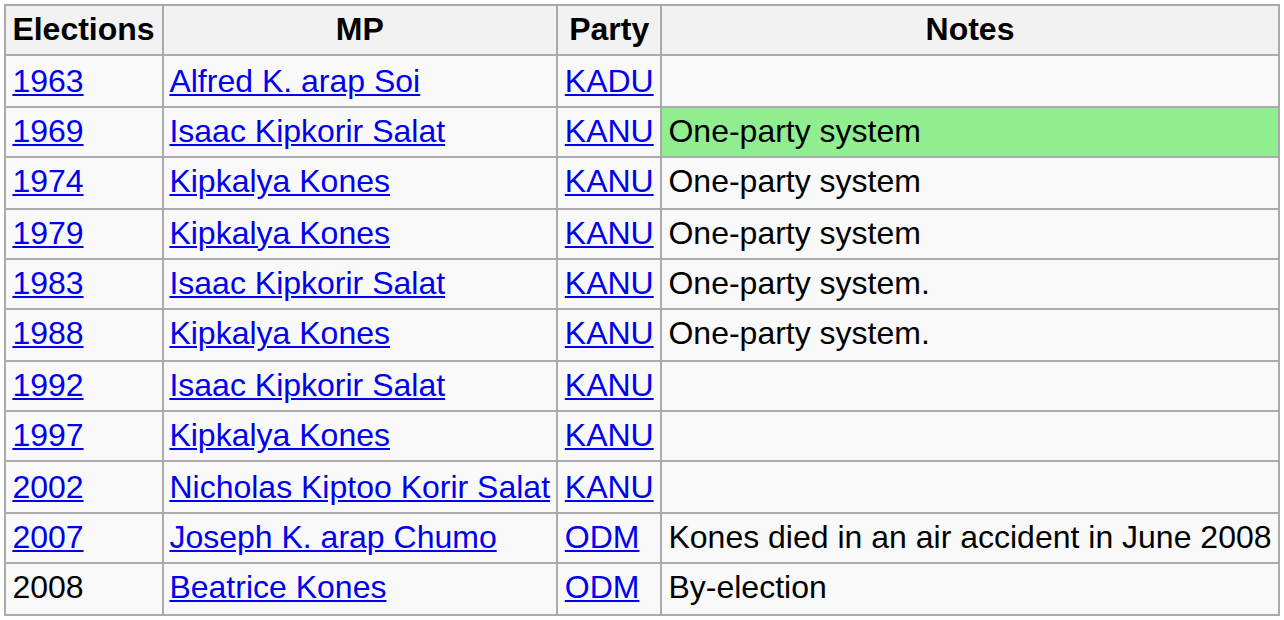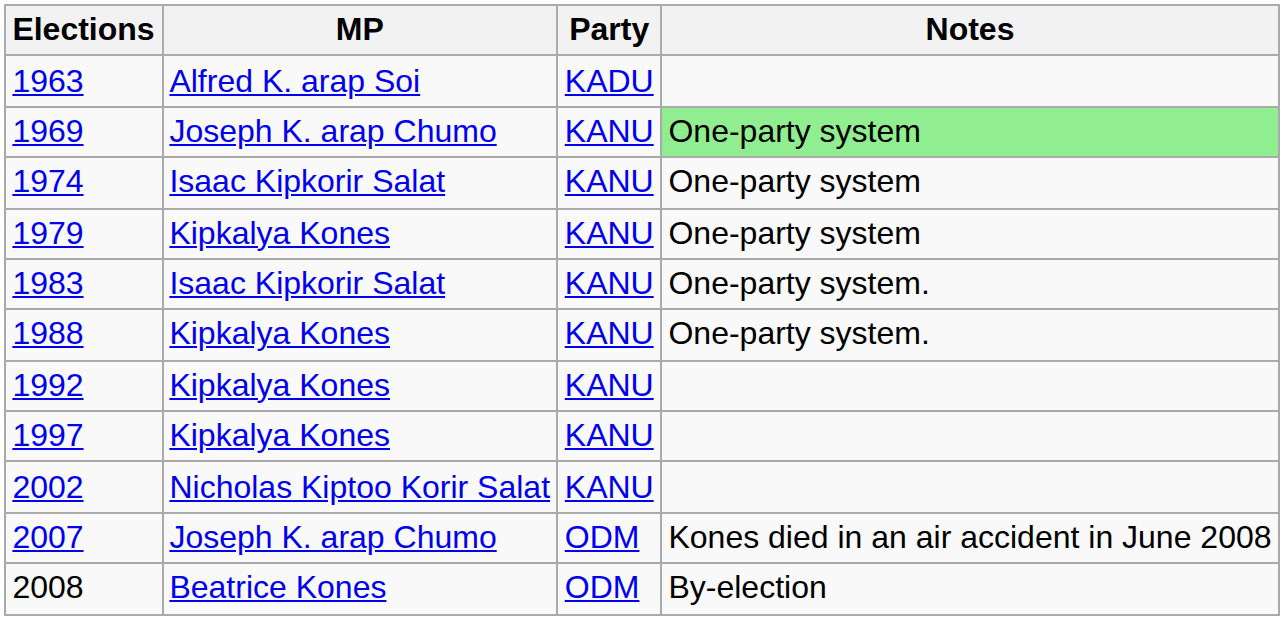(307, 131) Isaac Kipkorir Salat -> (333, 131) Joseph K. arap Chumo
(280, 182) Kipkalya Kones -> (307, 182) Isaac Kipkorir Salat
(307, 385) Isaac Kipkorir Salat -> (280, 385) Kipkalya Kones
